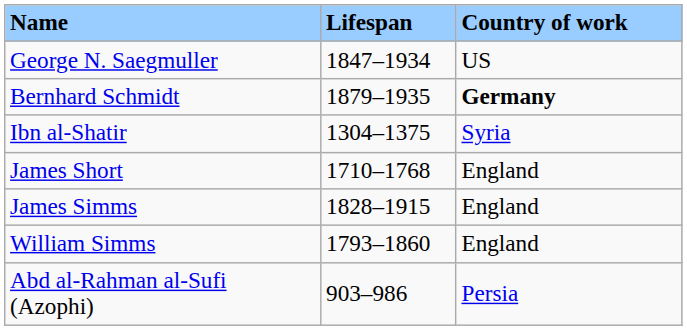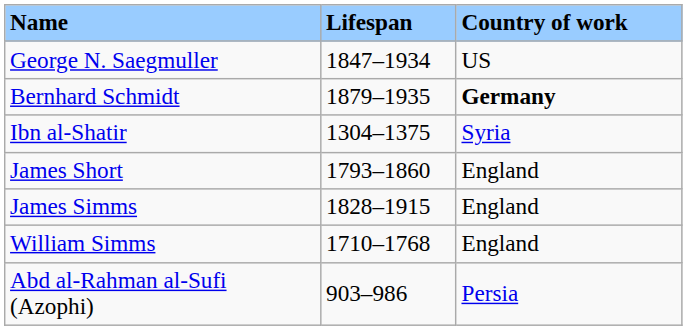(378, 170) 1710–1768 -> (378, 170) 1793–1860
(378, 243) 1793–1860 -> (378, 243) 1710–1768
